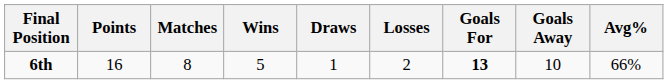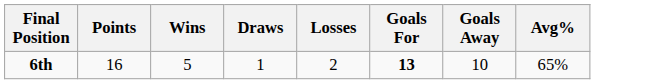- column: (187, 28)
(626, 65) 66% -> (553, 65) 65%
